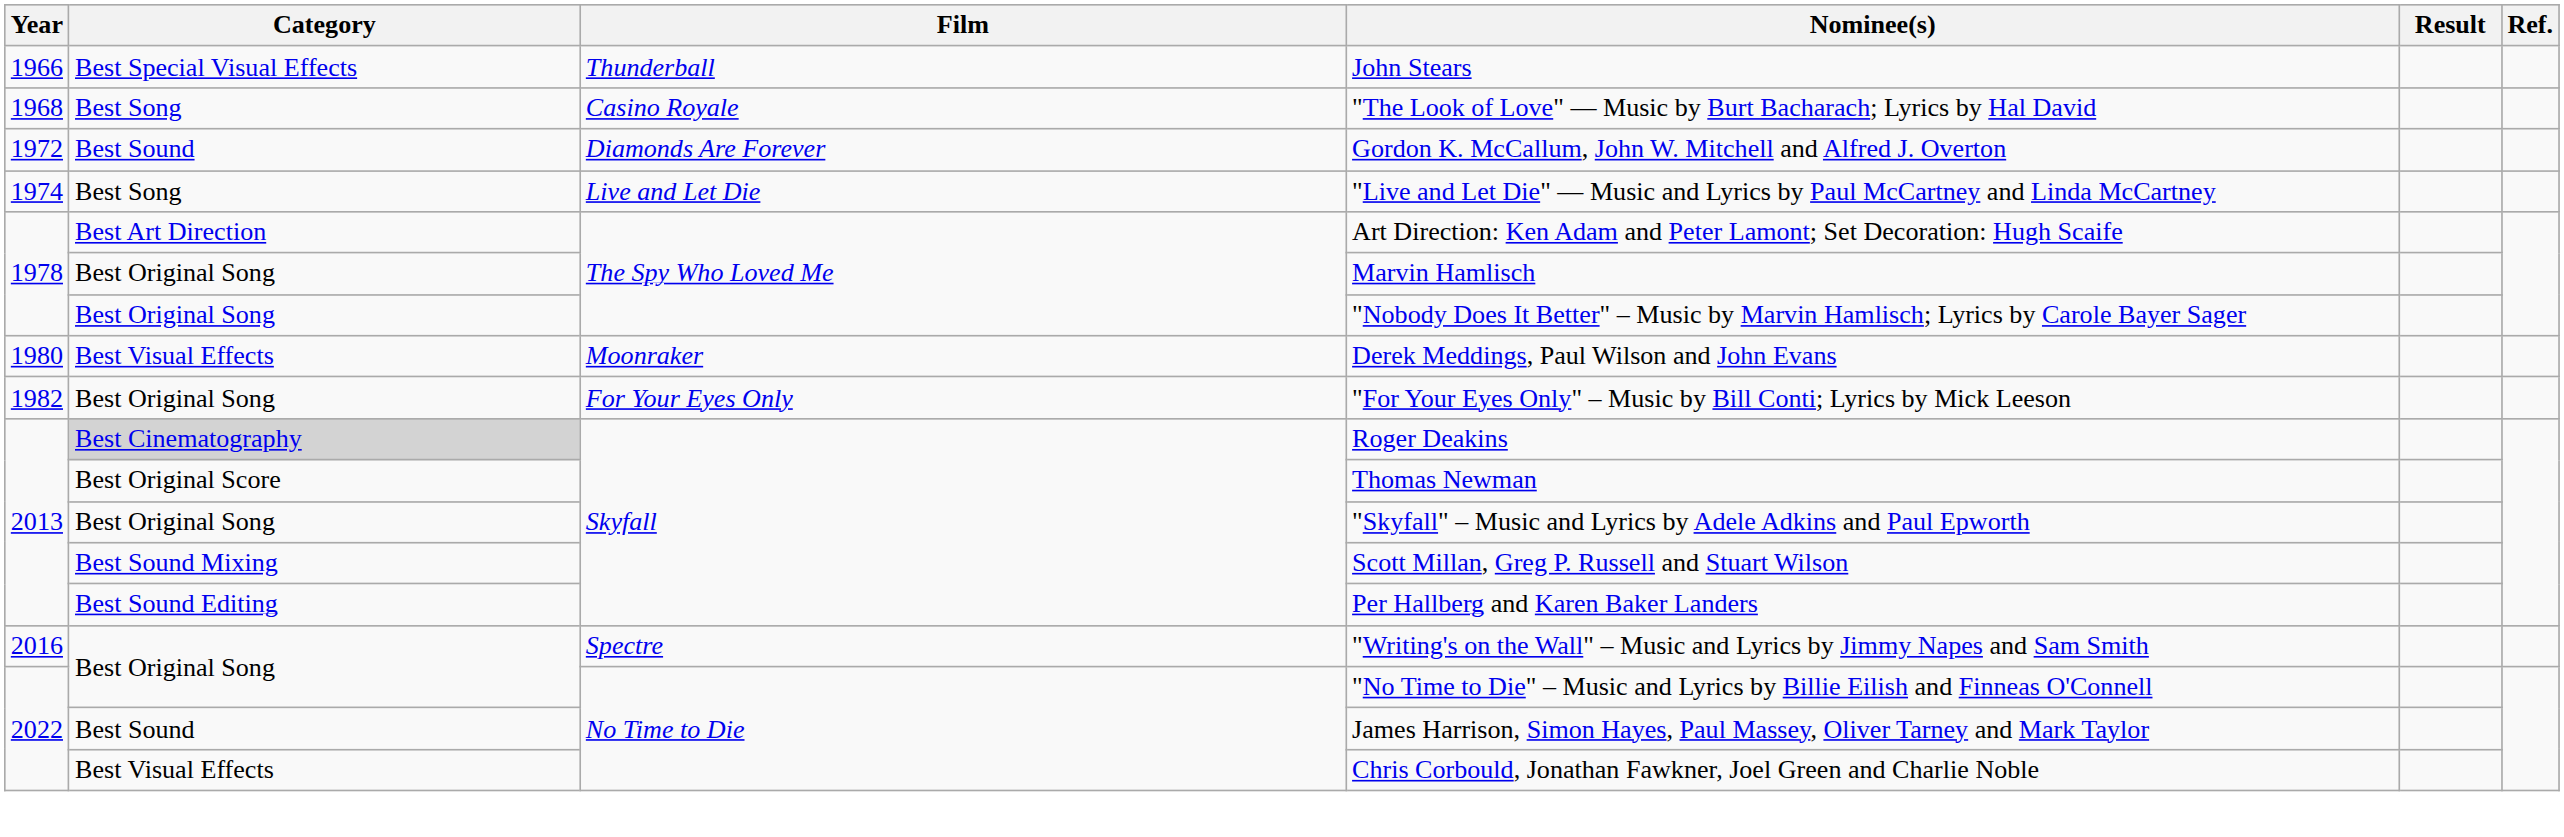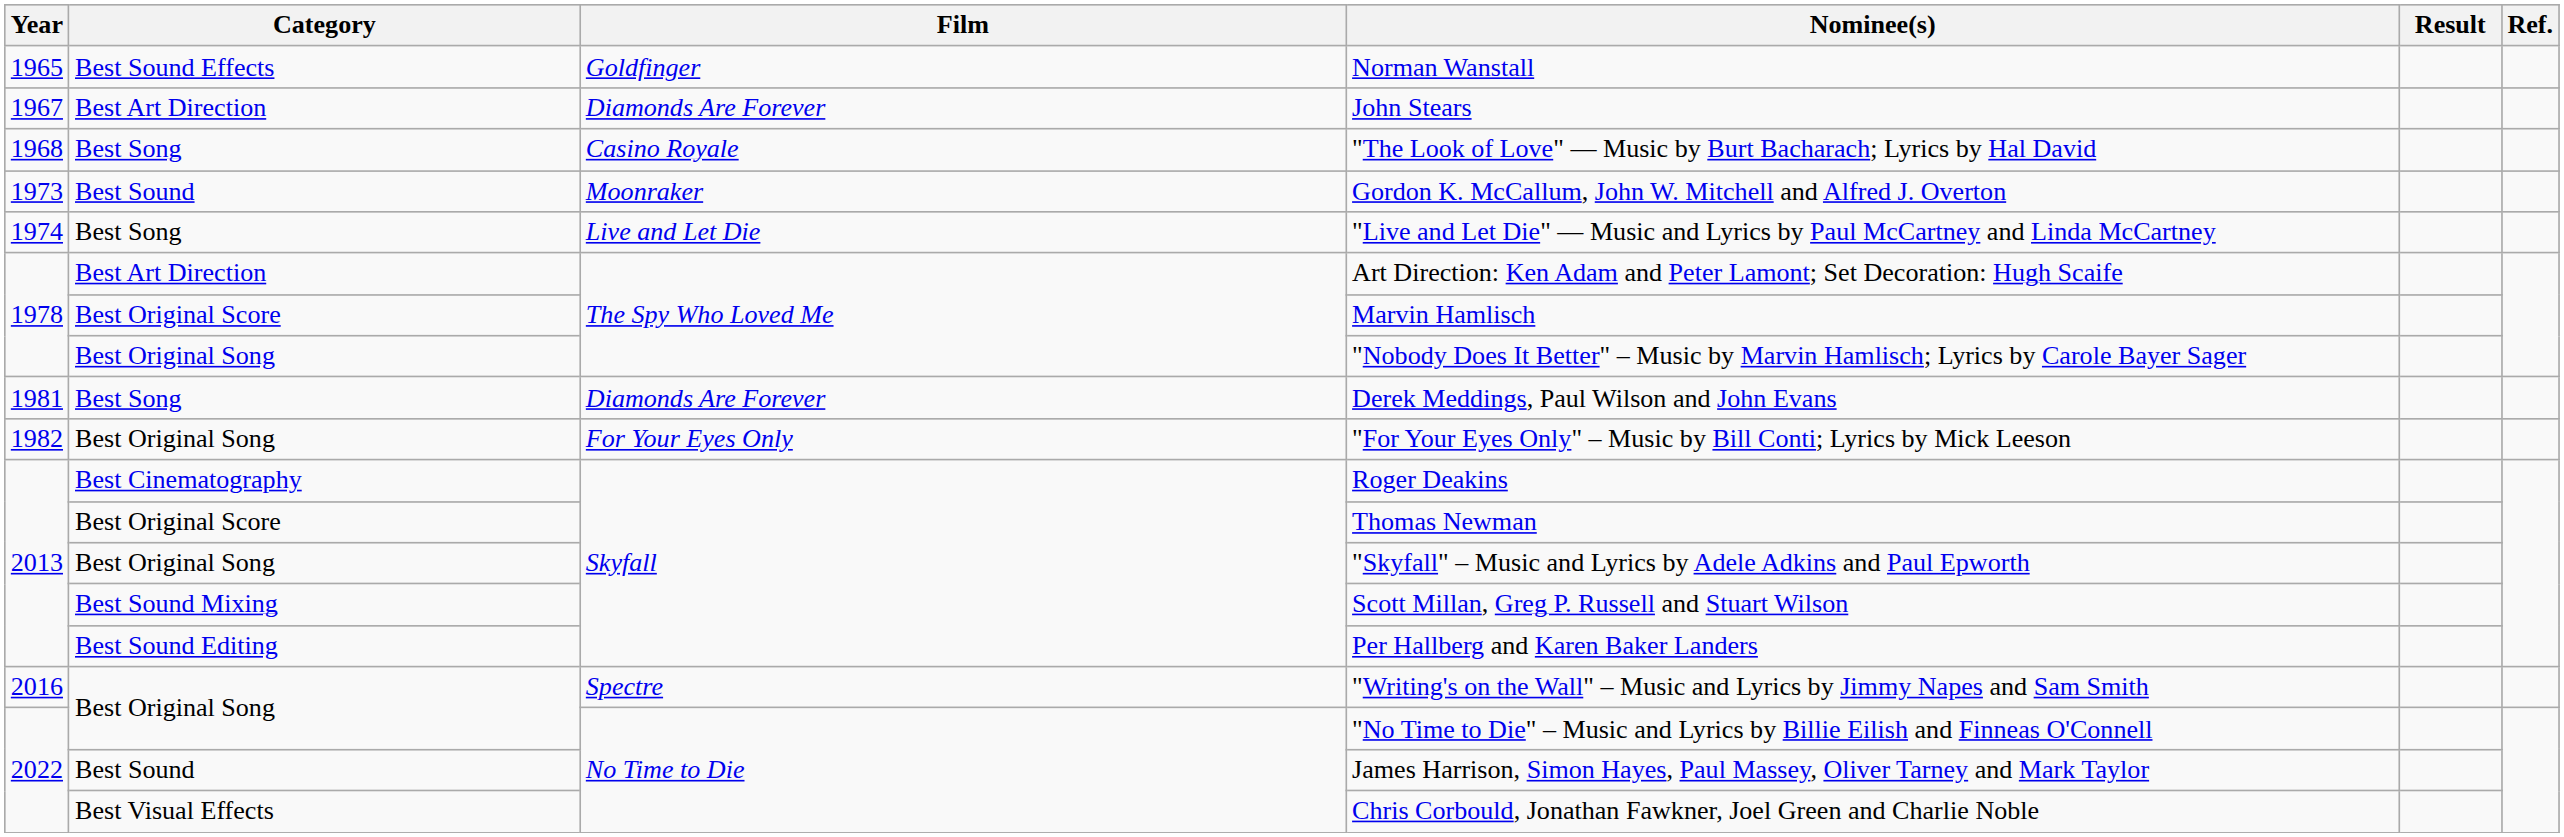+ row: (1443, 66)
(37, 66) 1966 -> (37, 107) 1967
(216, 66) Best Special Visual Effects -> (171, 107) Best Art Direction
(650, 66) Thunderball -> (706, 107) Diamonds Are Forever
(37, 149) 1972 -> (37, 190) 1973
(706, 149) Diamonds Are Forever -> (645, 190) Moonraker
(175, 273) Best Original Song -> (178, 314) Best Original Score
(37, 356) 1980 -> (37, 397) 1981
(174, 356) Best Visual Effects -> (128, 397) Best Song
(645, 356) Moonraker -> (706, 397) Diamonds Are Forever
(188, 438) lightgrey background -> (188, 480) no background
